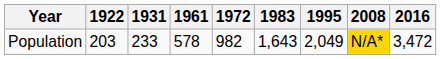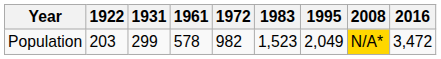(145, 41) 233 -> (145, 41) 299
(278, 41) 1,643 -> (278, 41) 1,523
